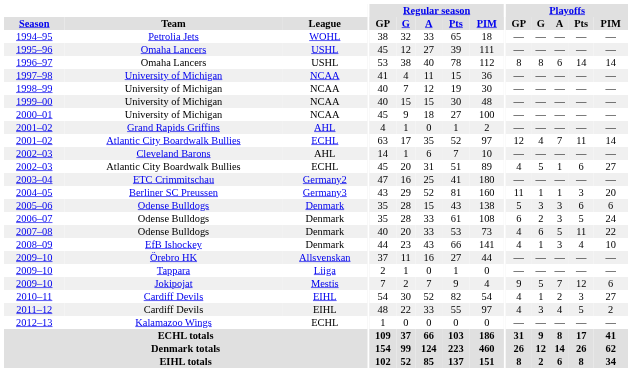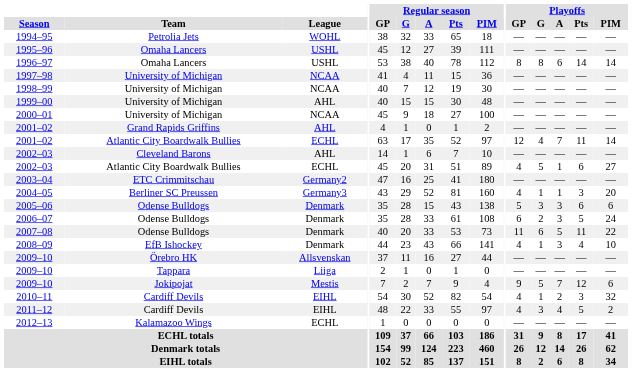(325, 101) NCAA -> (325, 101) AHL
(519, 192) 11 -> (519, 192) 4
(519, 231) 4 -> (519, 231) 11
(611, 296) 27 -> (611, 296) 32
